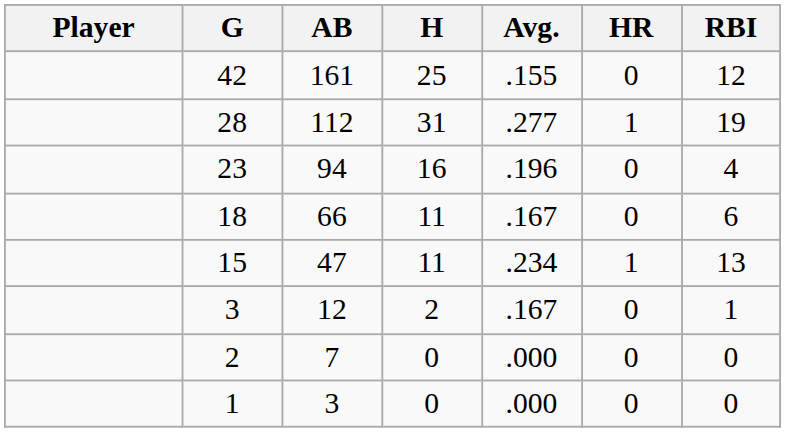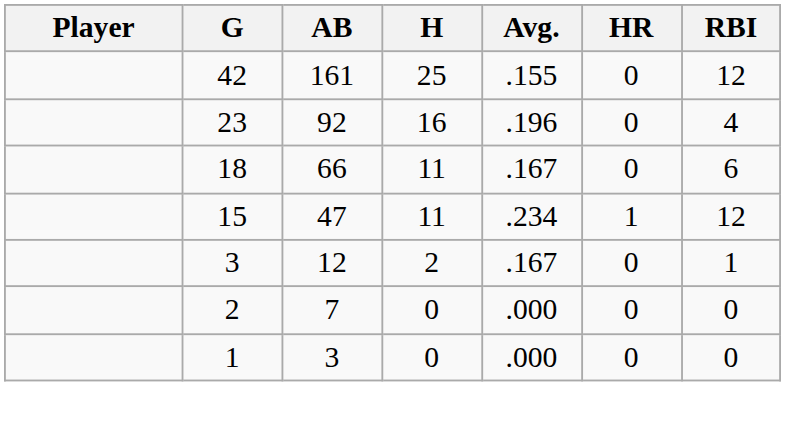- row: (232, 121)
(332, 168) 94 -> (332, 121) 92
(731, 262) 13 -> (731, 215) 12
